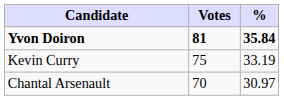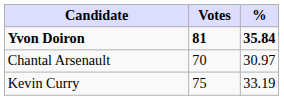rows swapped: (44, 60) <-> (59, 83)
